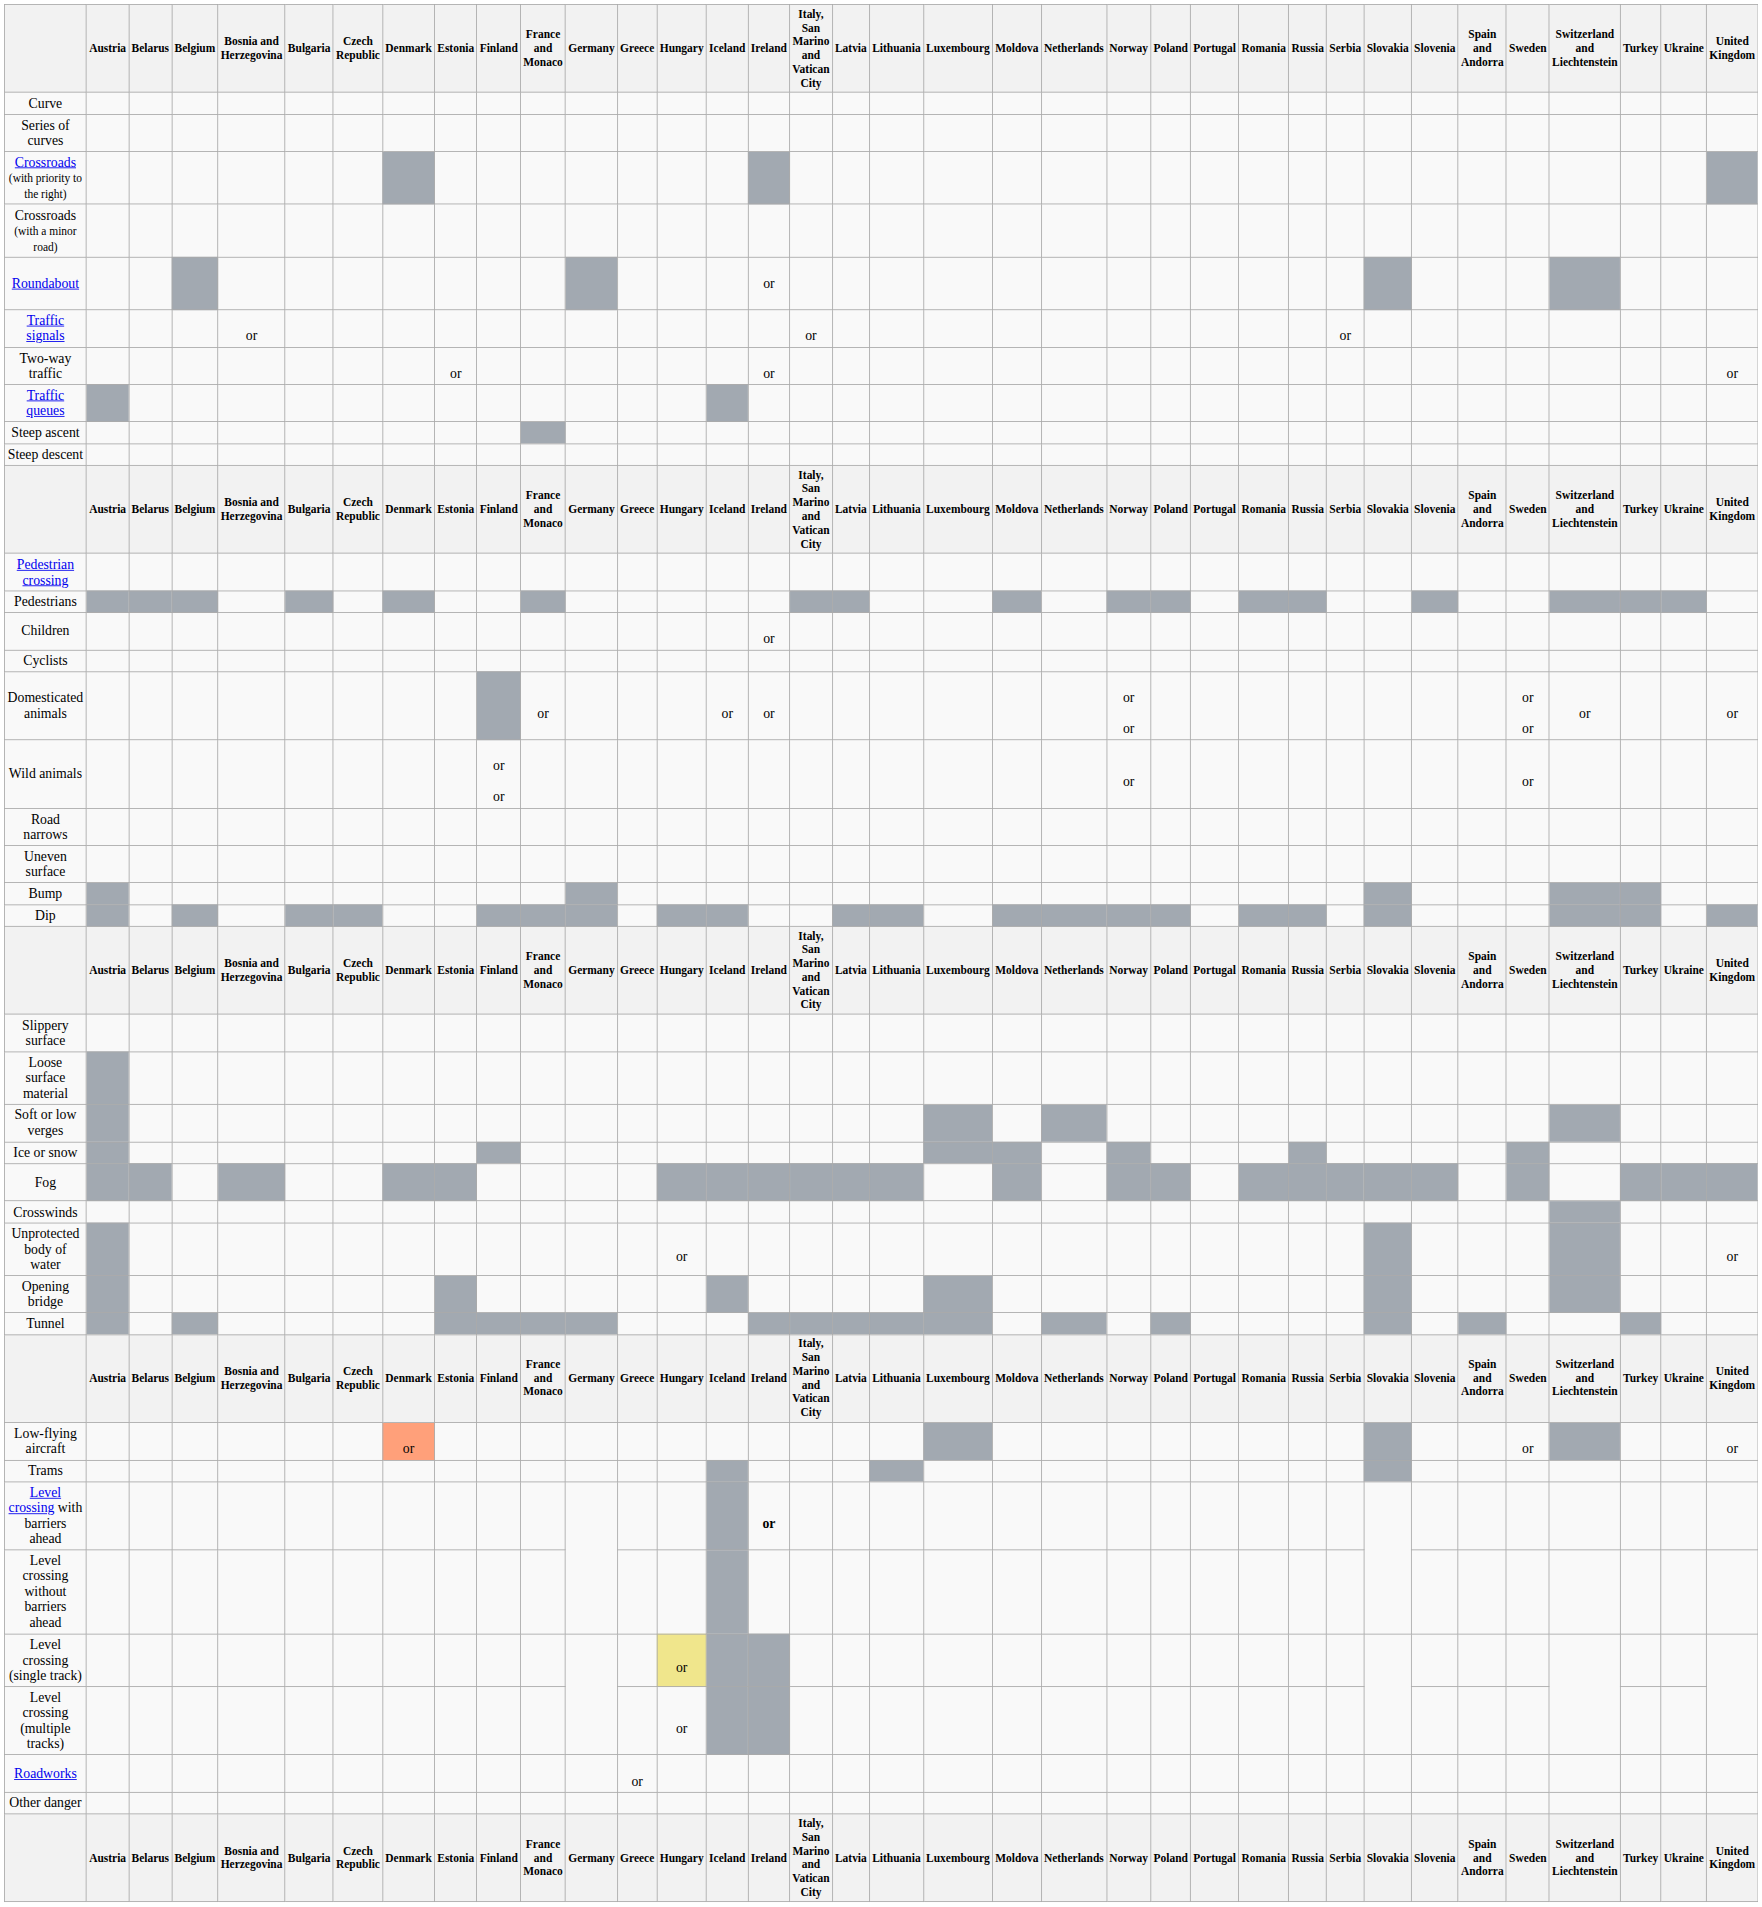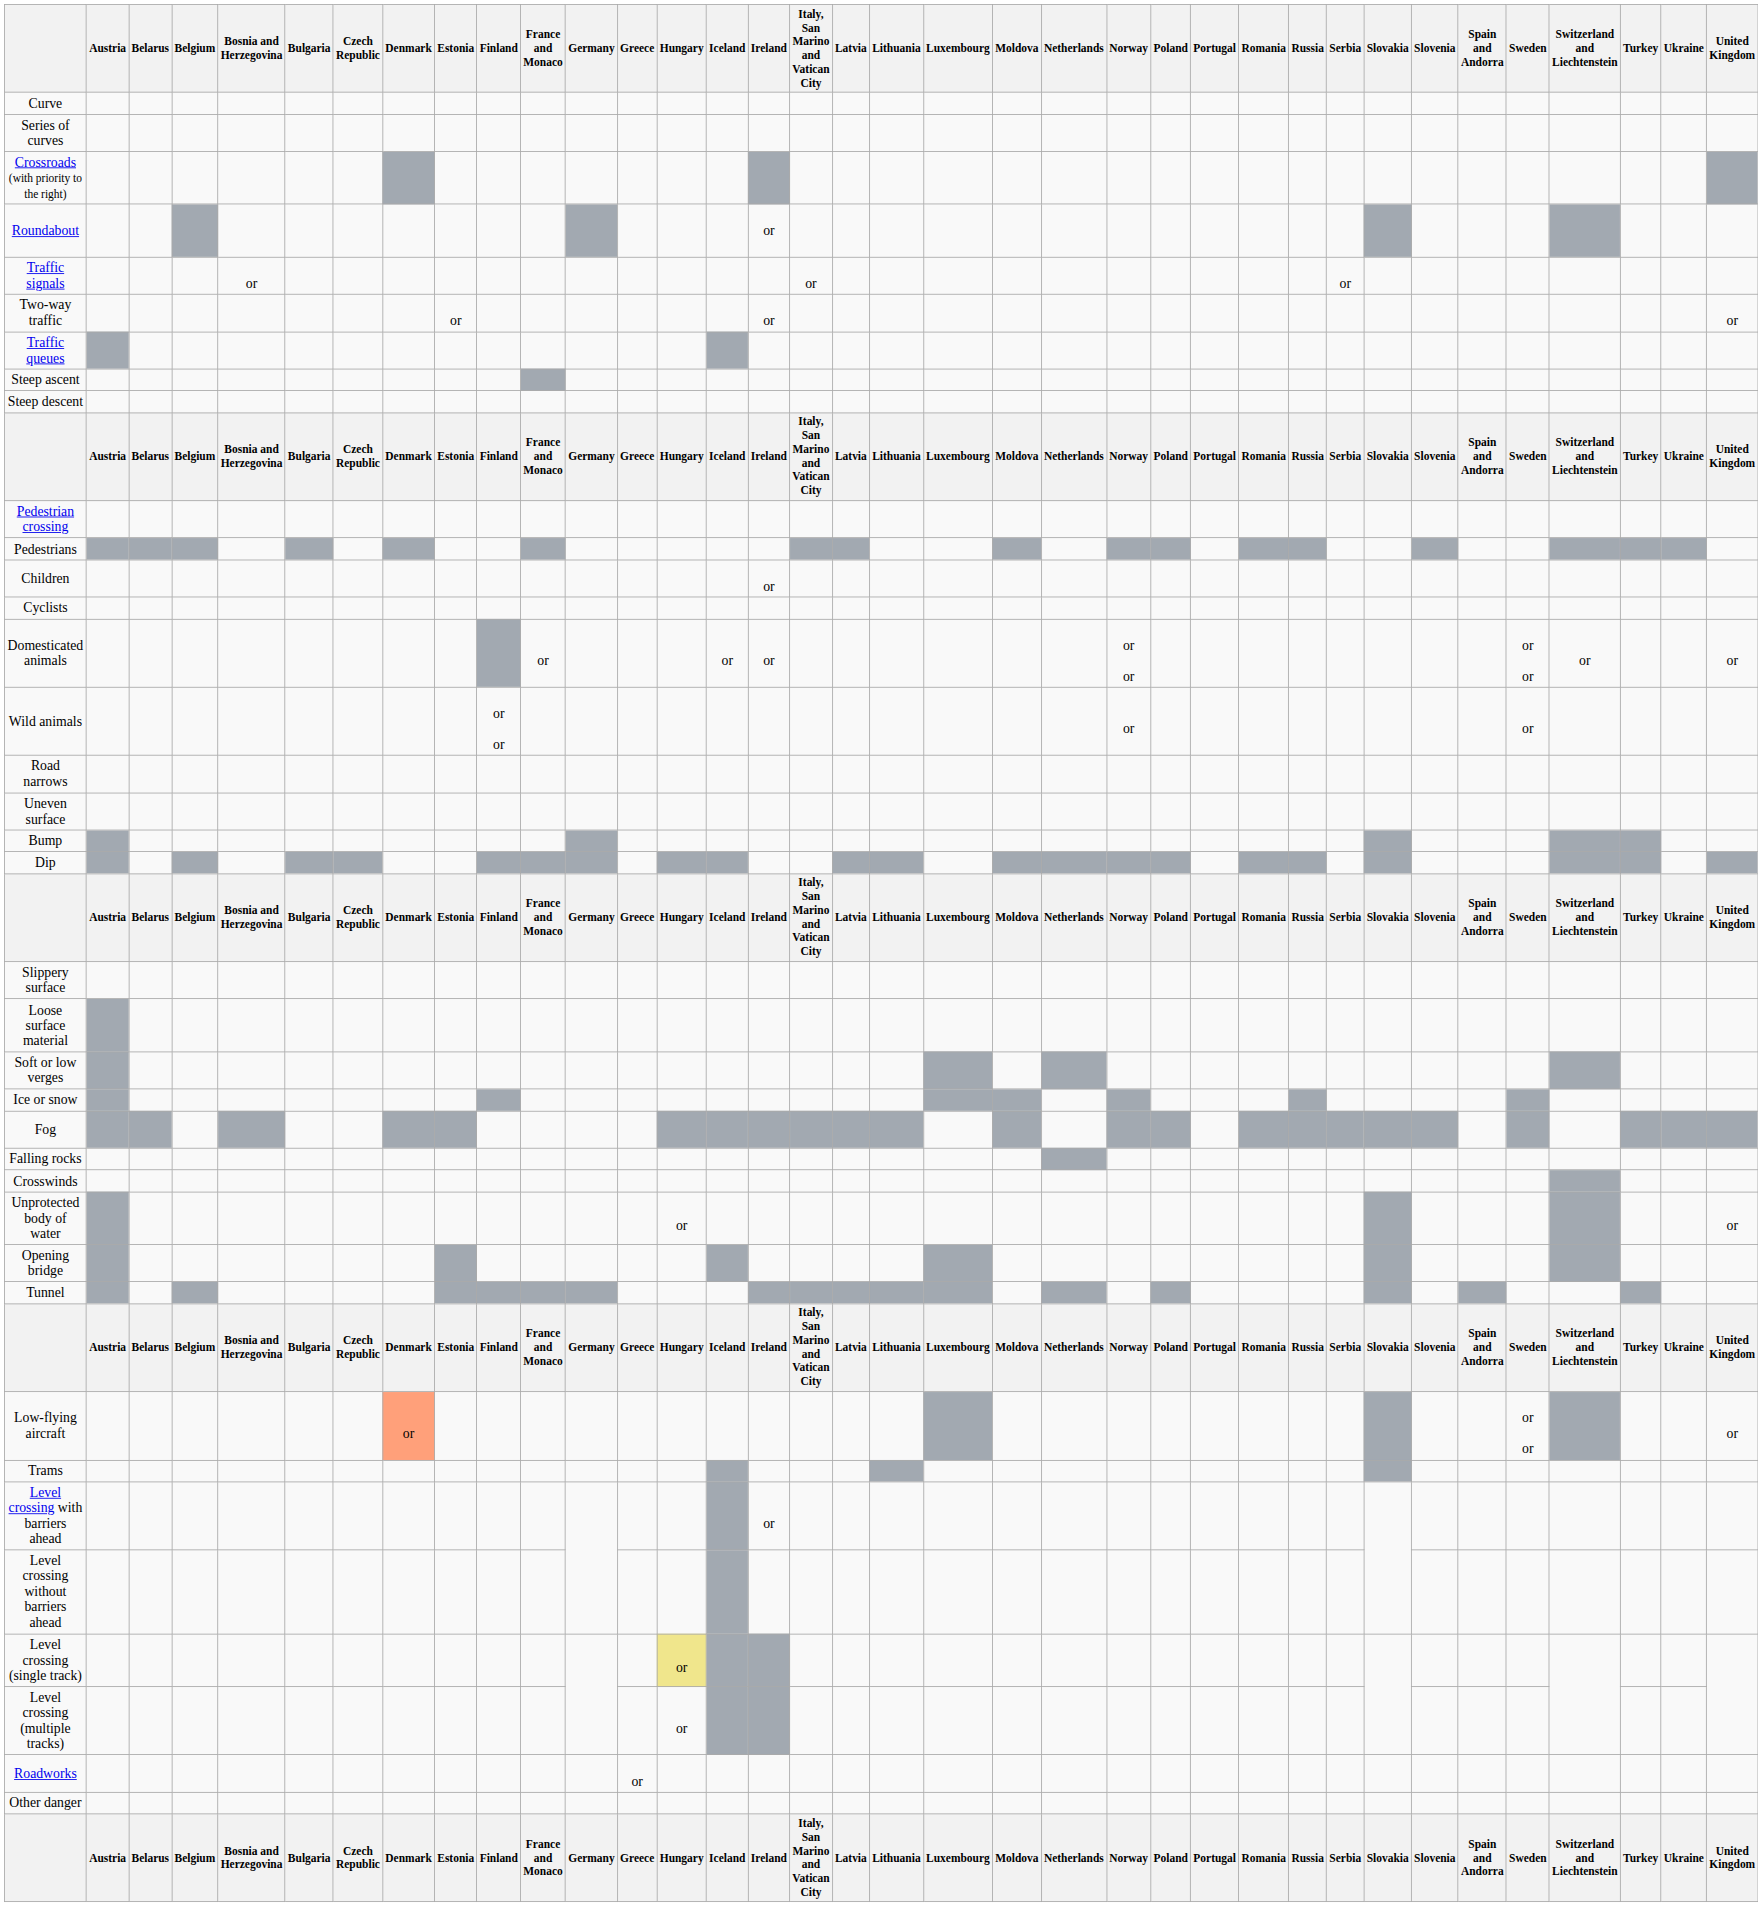- row: (45, 230)
+ row: (45, 1159)
(1528, 1449) or -> (1528, 1433) or or
(769, 1523) bold -> (769, 1523) normal
